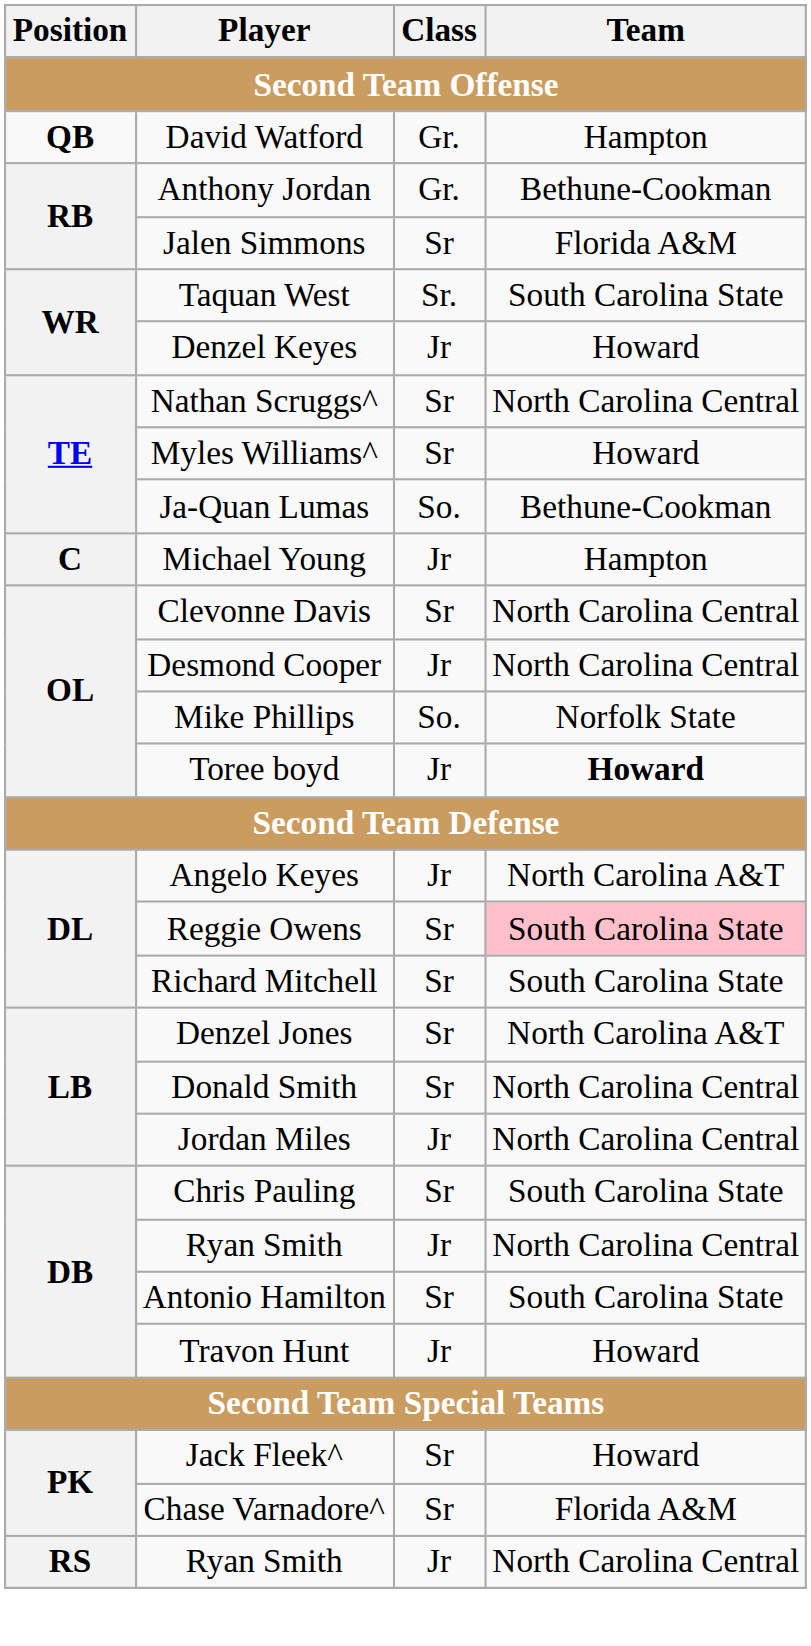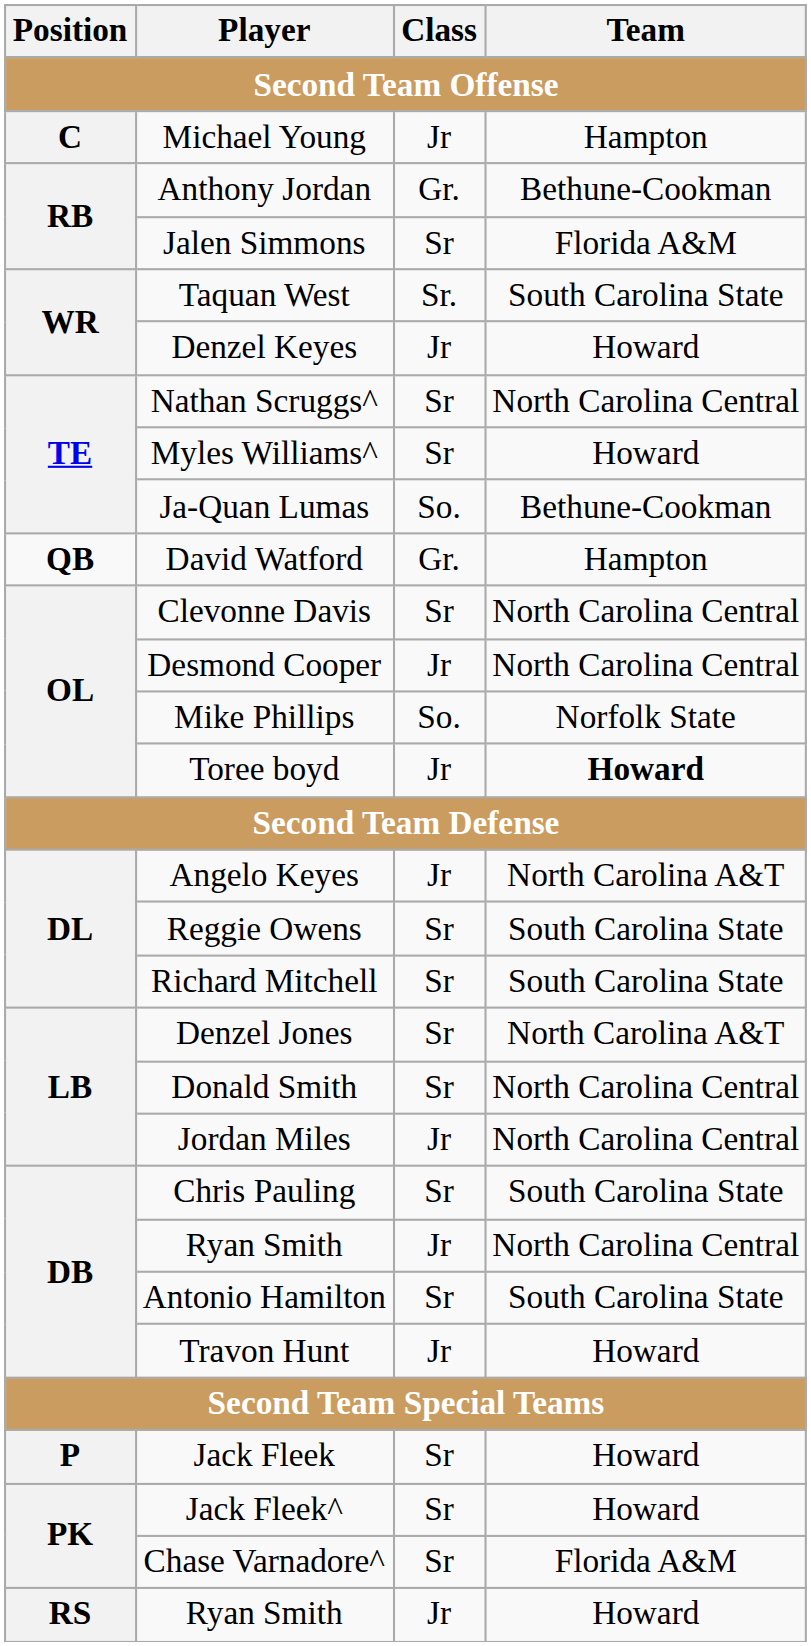rows swapped: (70, 136) <-> (70, 558)
(646, 928) pink background -> (646, 928) no background
+ row: (70, 1455)
(646, 1561) North Carolina Central -> (646, 1614) Howard
